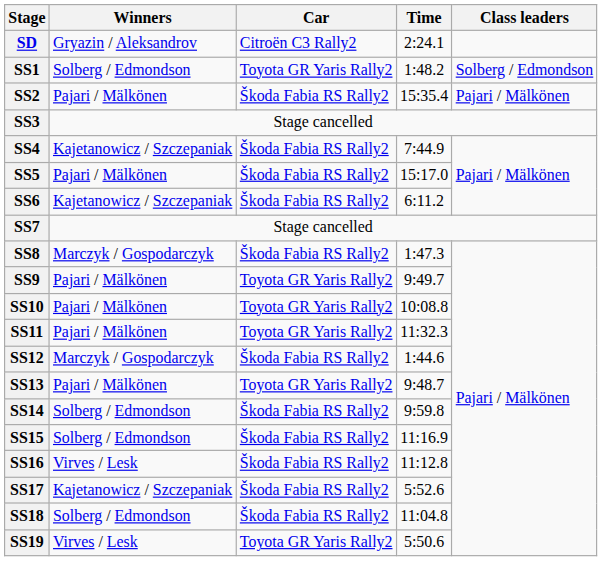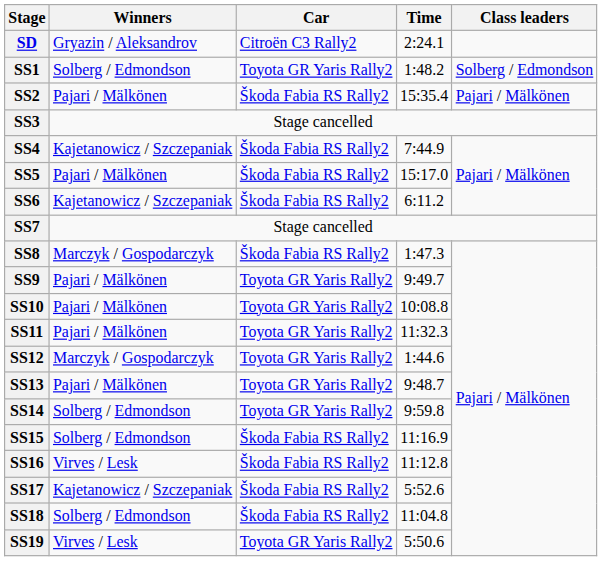(314, 358) Škoda Fabia RS Rally2 -> (316, 358) Toyota GR Yaris Rally2
(314, 410) Škoda Fabia RS Rally2 -> (316, 410) Toyota GR Yaris Rally2
